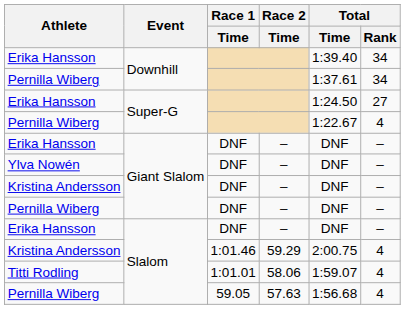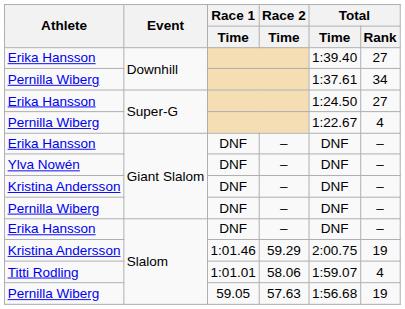(380, 58) 34 -> (380, 58) 27
(380, 251) 4 -> (380, 251) 19
(380, 294) 4 -> (380, 294) 19
